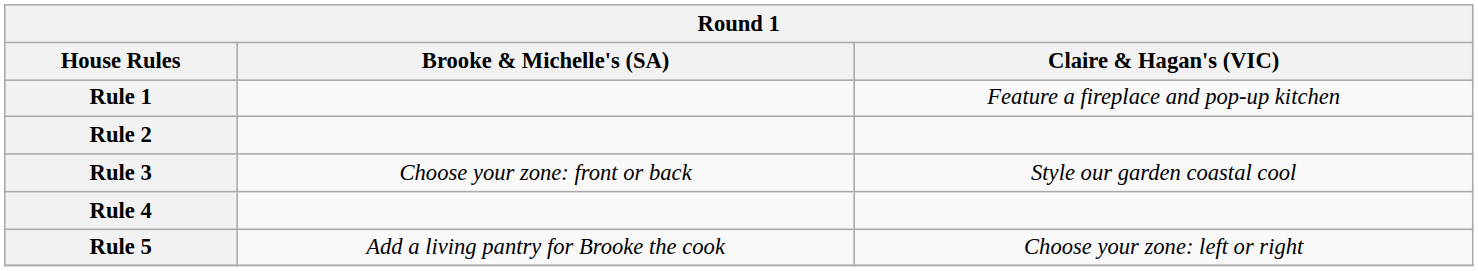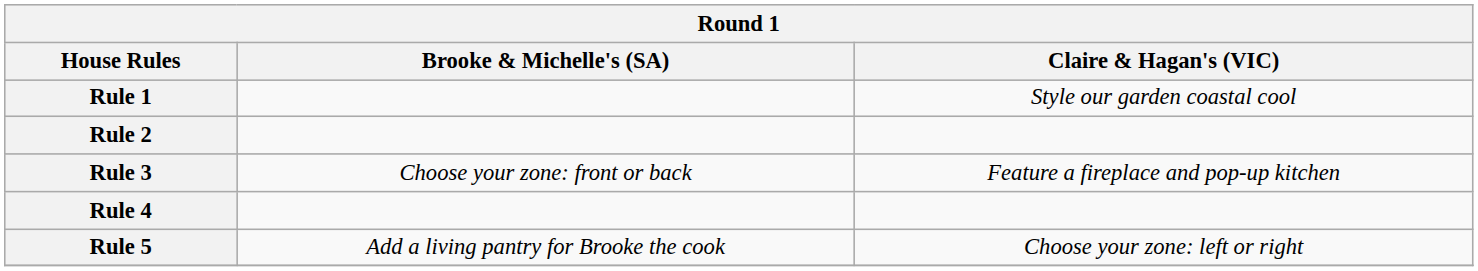(1164, 98) Feature a fireplace and pop-up kitchen -> (1164, 98) Style our garden coastal cool
(1164, 172) Style our garden coastal cool -> (1164, 172) Feature a fireplace and pop-up kitchen
